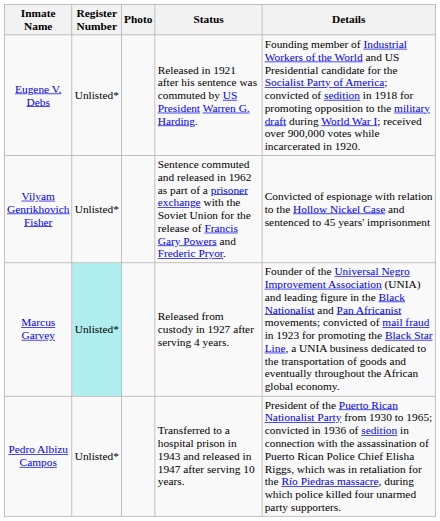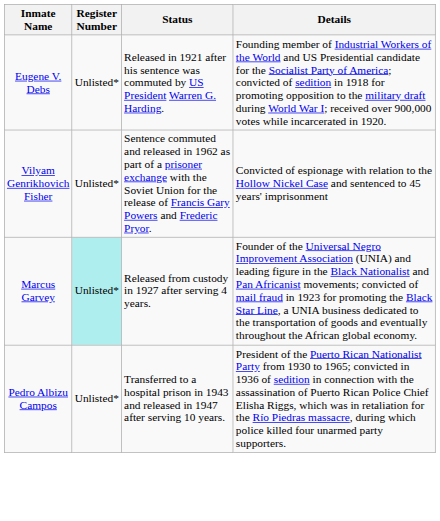- column: (138, 19)
